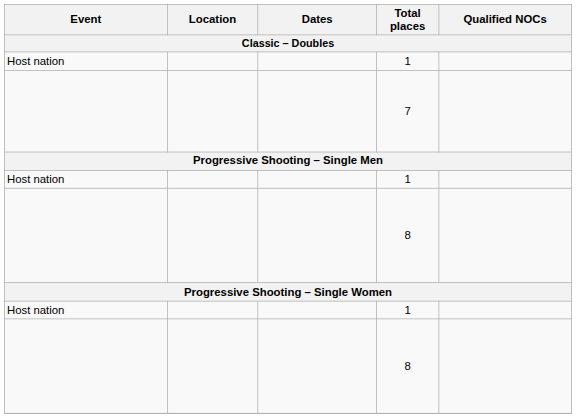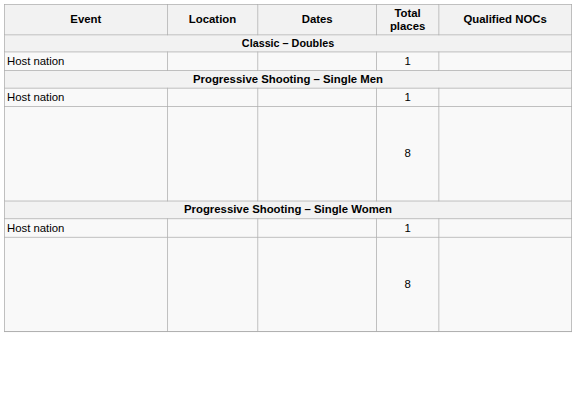- row: (86, 111)
